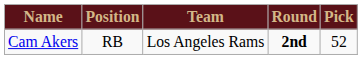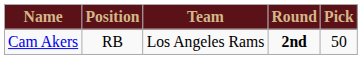(339, 41) 52 -> (339, 41) 50
